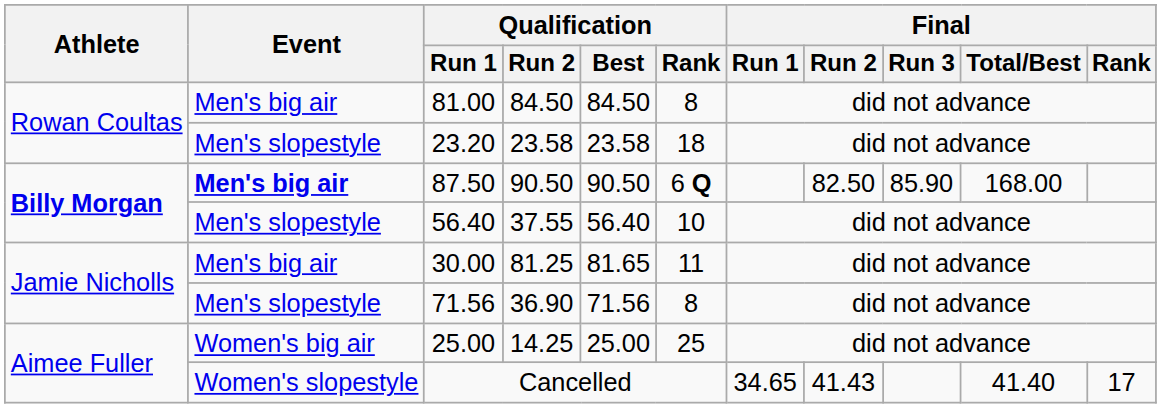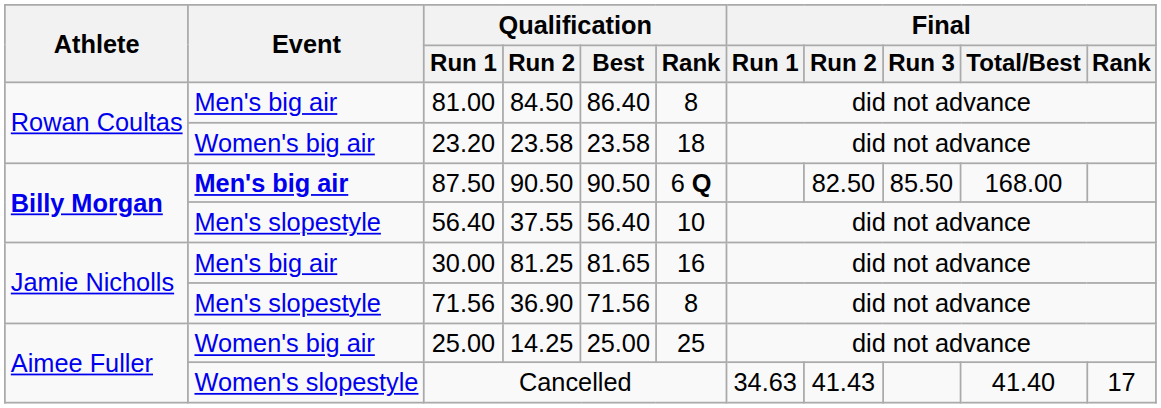(618, 103) 84.50 -> (618, 103) 86.40
(288, 143) Men's slopestyle -> (285, 143) Women's big air
(922, 183) 85.90 -> (922, 183) 85.50
(691, 263) 11 -> (691, 263) 16
(765, 383) 34.65 -> (765, 383) 34.63
